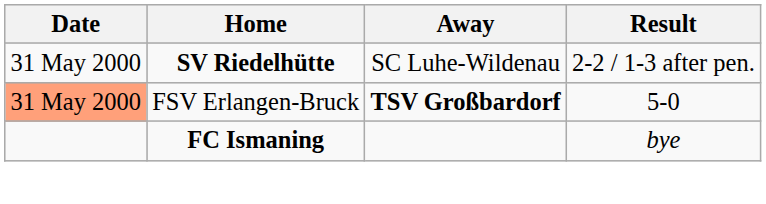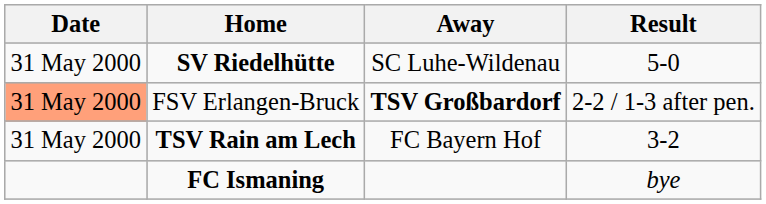(663, 62) 2-2 / 1-3 after pen. -> (663, 62) 5-0
(663, 101) 5-0 -> (663, 101) 2-2 / 1-3 after pen.
+ row: (256, 140)
